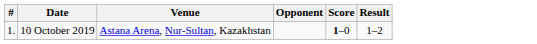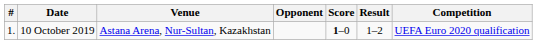+ column: (462, 13)
